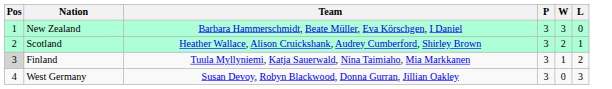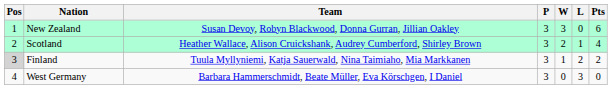+ column: (598, 12)
(330, 28) Barbara Hammerschmidt, Beate Müller, Eva Körschgen, I Daniel -> (330, 28) Susan Devoy, Robyn Blackwood, Donna Gurran, Jillian Oakley
(330, 76) Susan Devoy, Robyn Blackwood, Donna Gurran, Jillian Oakley -> (330, 76) Barbara Hammerschmidt, Beate Müller, Eva Körschgen, I Daniel
